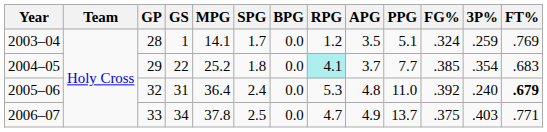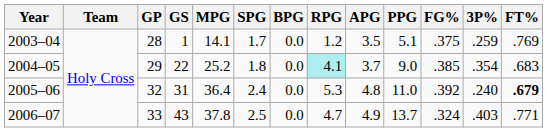(447, 41) .324 -> (447, 41) .375
(408, 66) 7.7 -> (408, 66) 9.0
(181, 115) 34 -> (181, 115) 43
(447, 115) .375 -> (447, 115) .324
